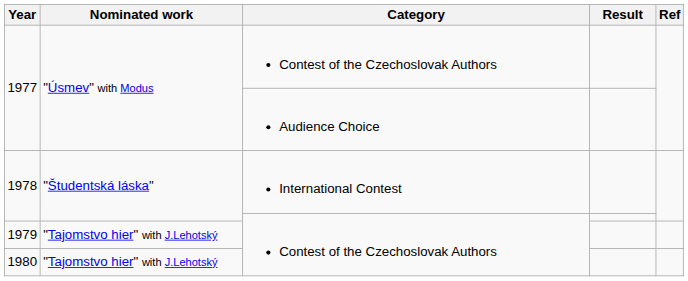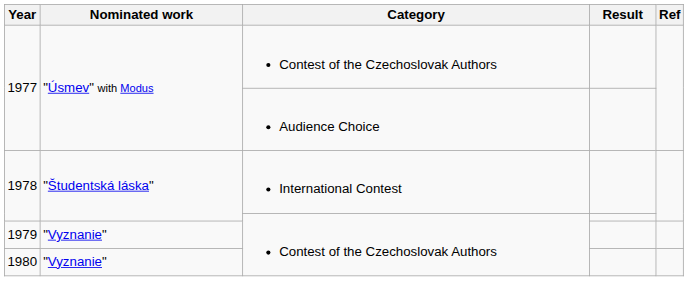(130, 234) "Tajomstvo hier" with J.Lehotský -> (75, 234) "Vyznanie"
(130, 262) "Tajomstvo hier" with J.Lehotský -> (75, 262) "Vyznanie"
